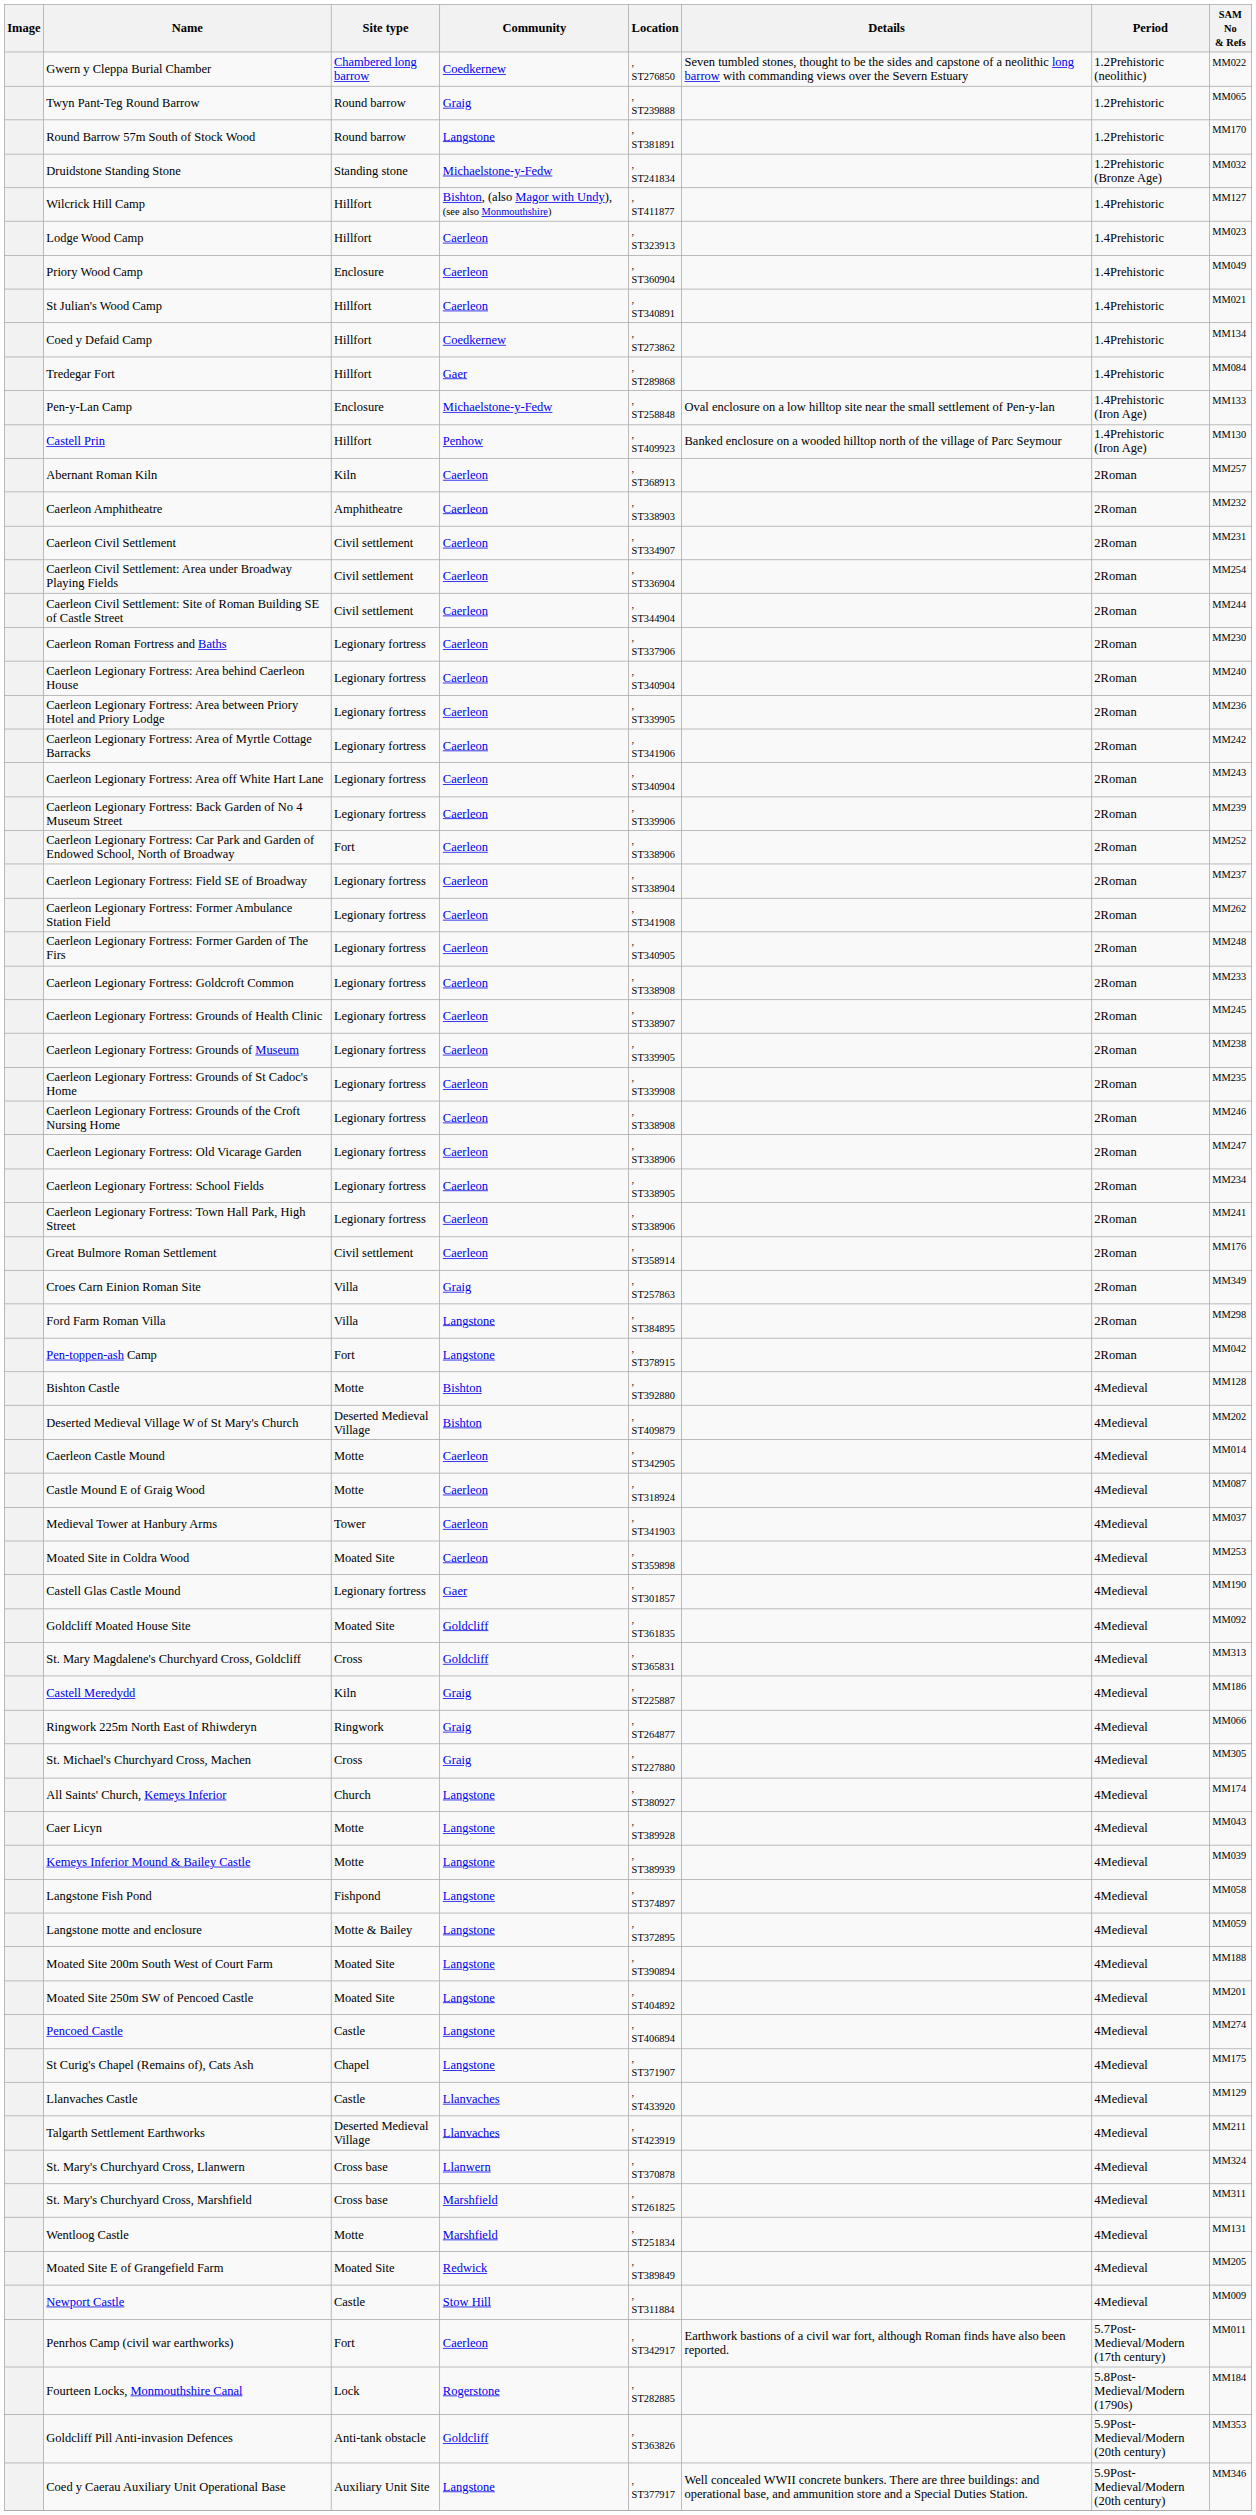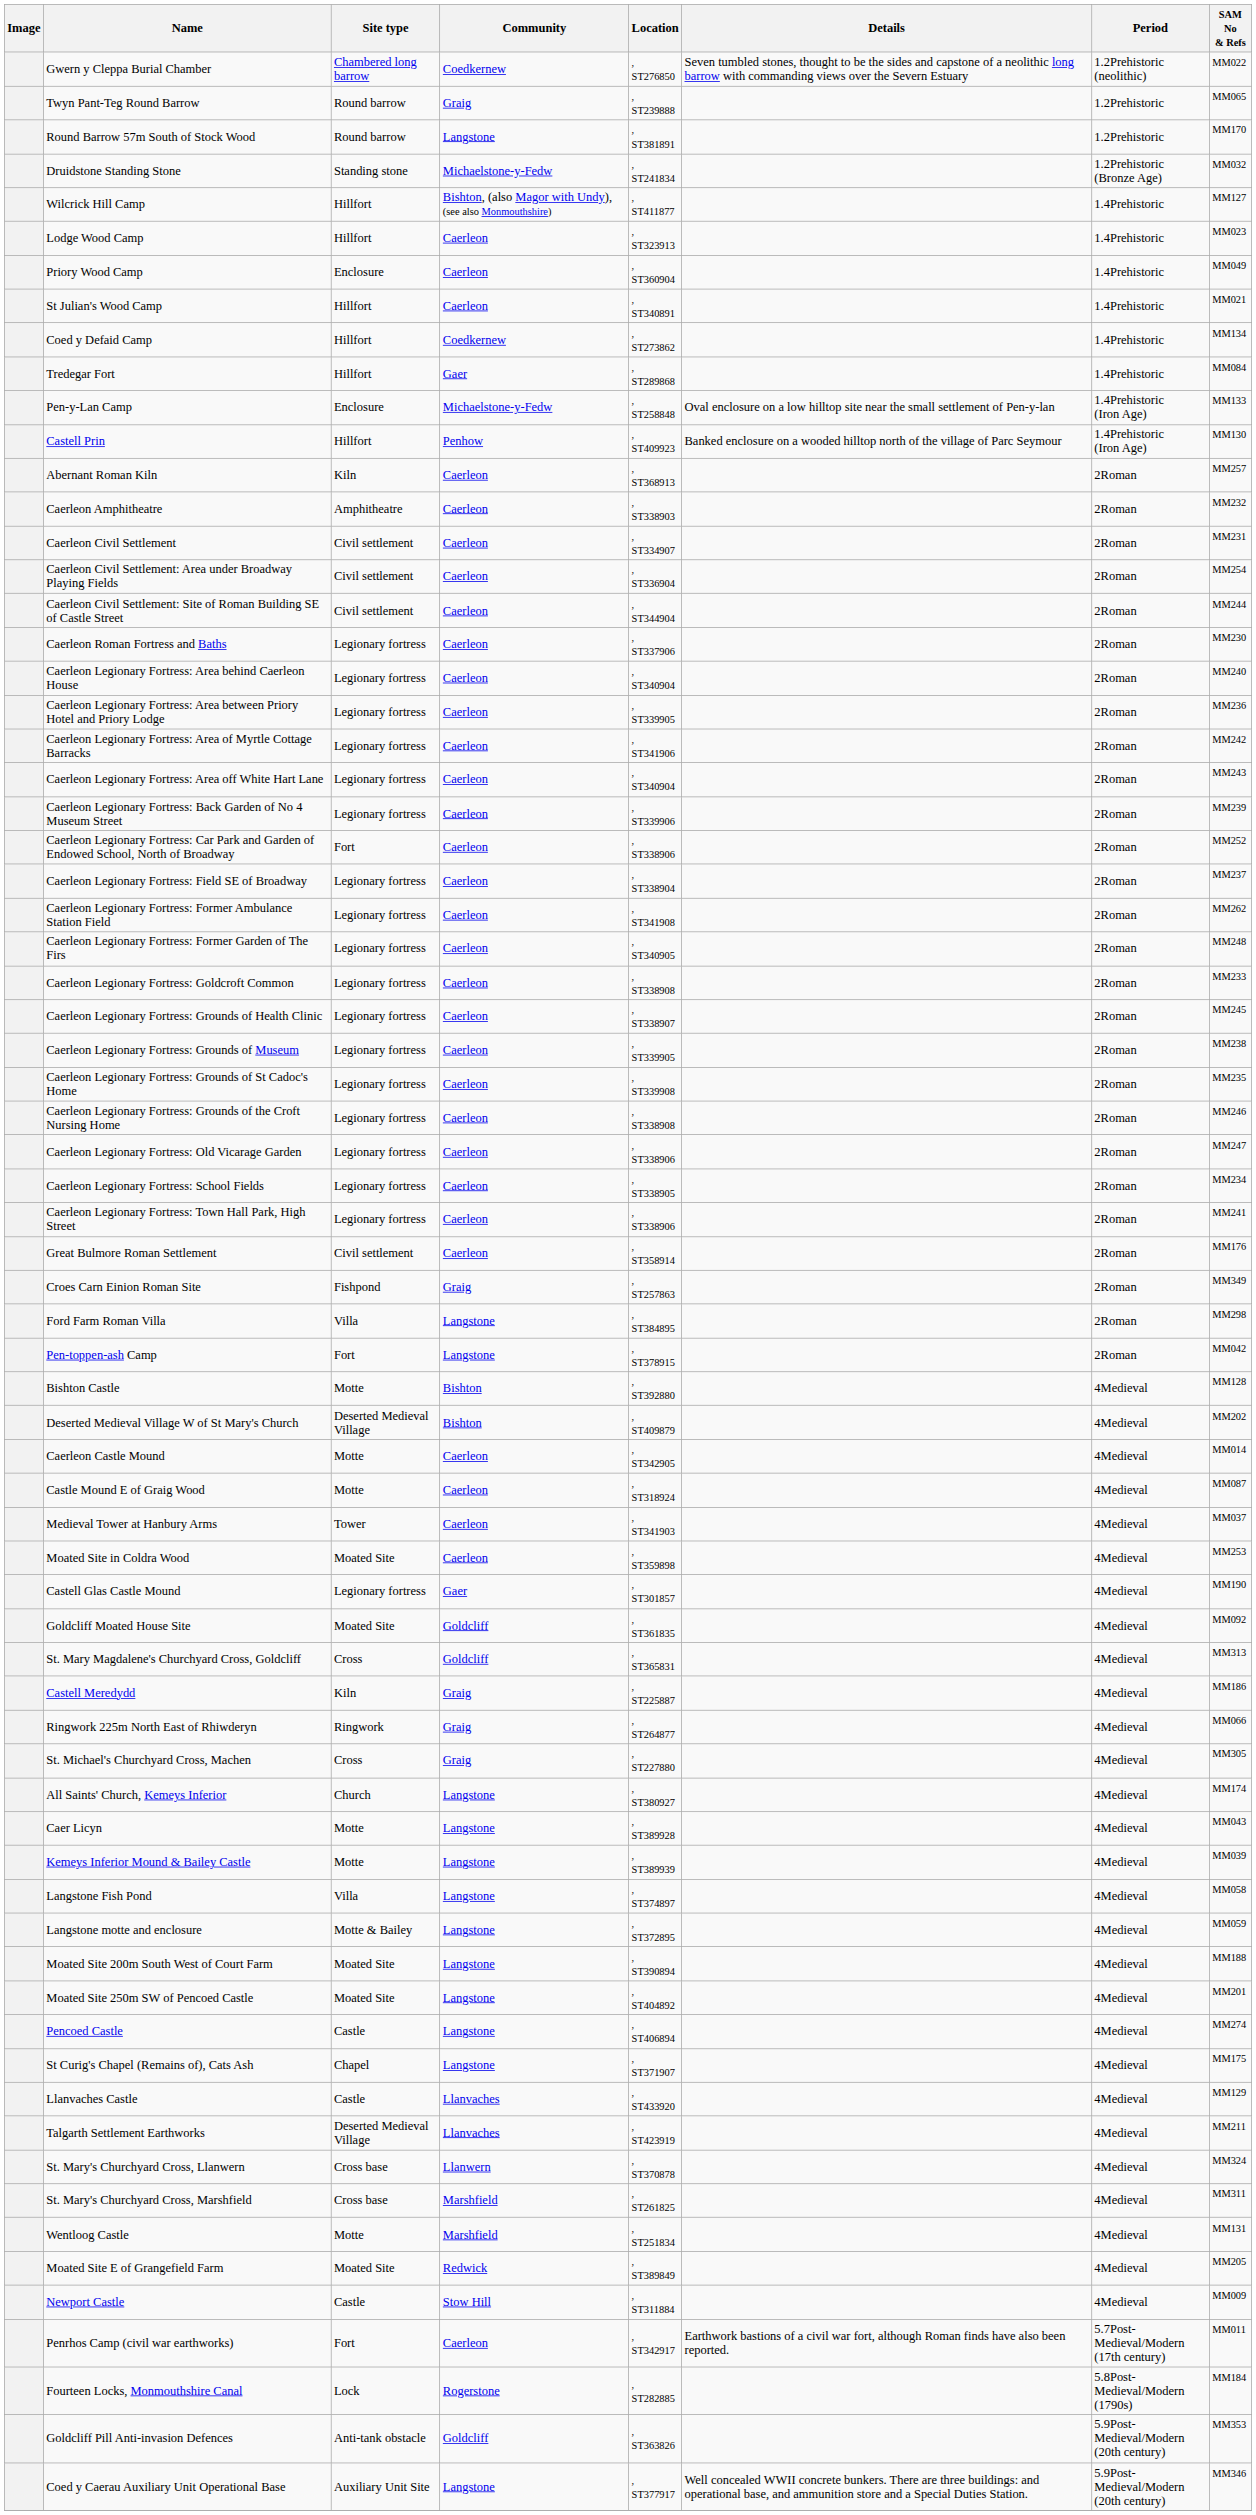(346, 1287) Villa -> (357, 1287) Fishpond
(357, 1896) Fishpond -> (346, 1896) Villa
